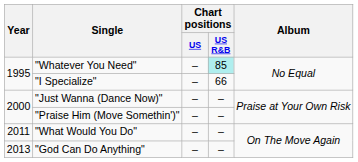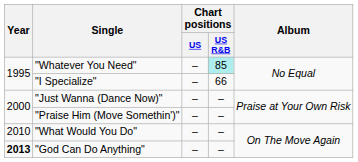(19, 132) 2011 -> (19, 132) 2010
(19, 149) normal -> (19, 149) bold
